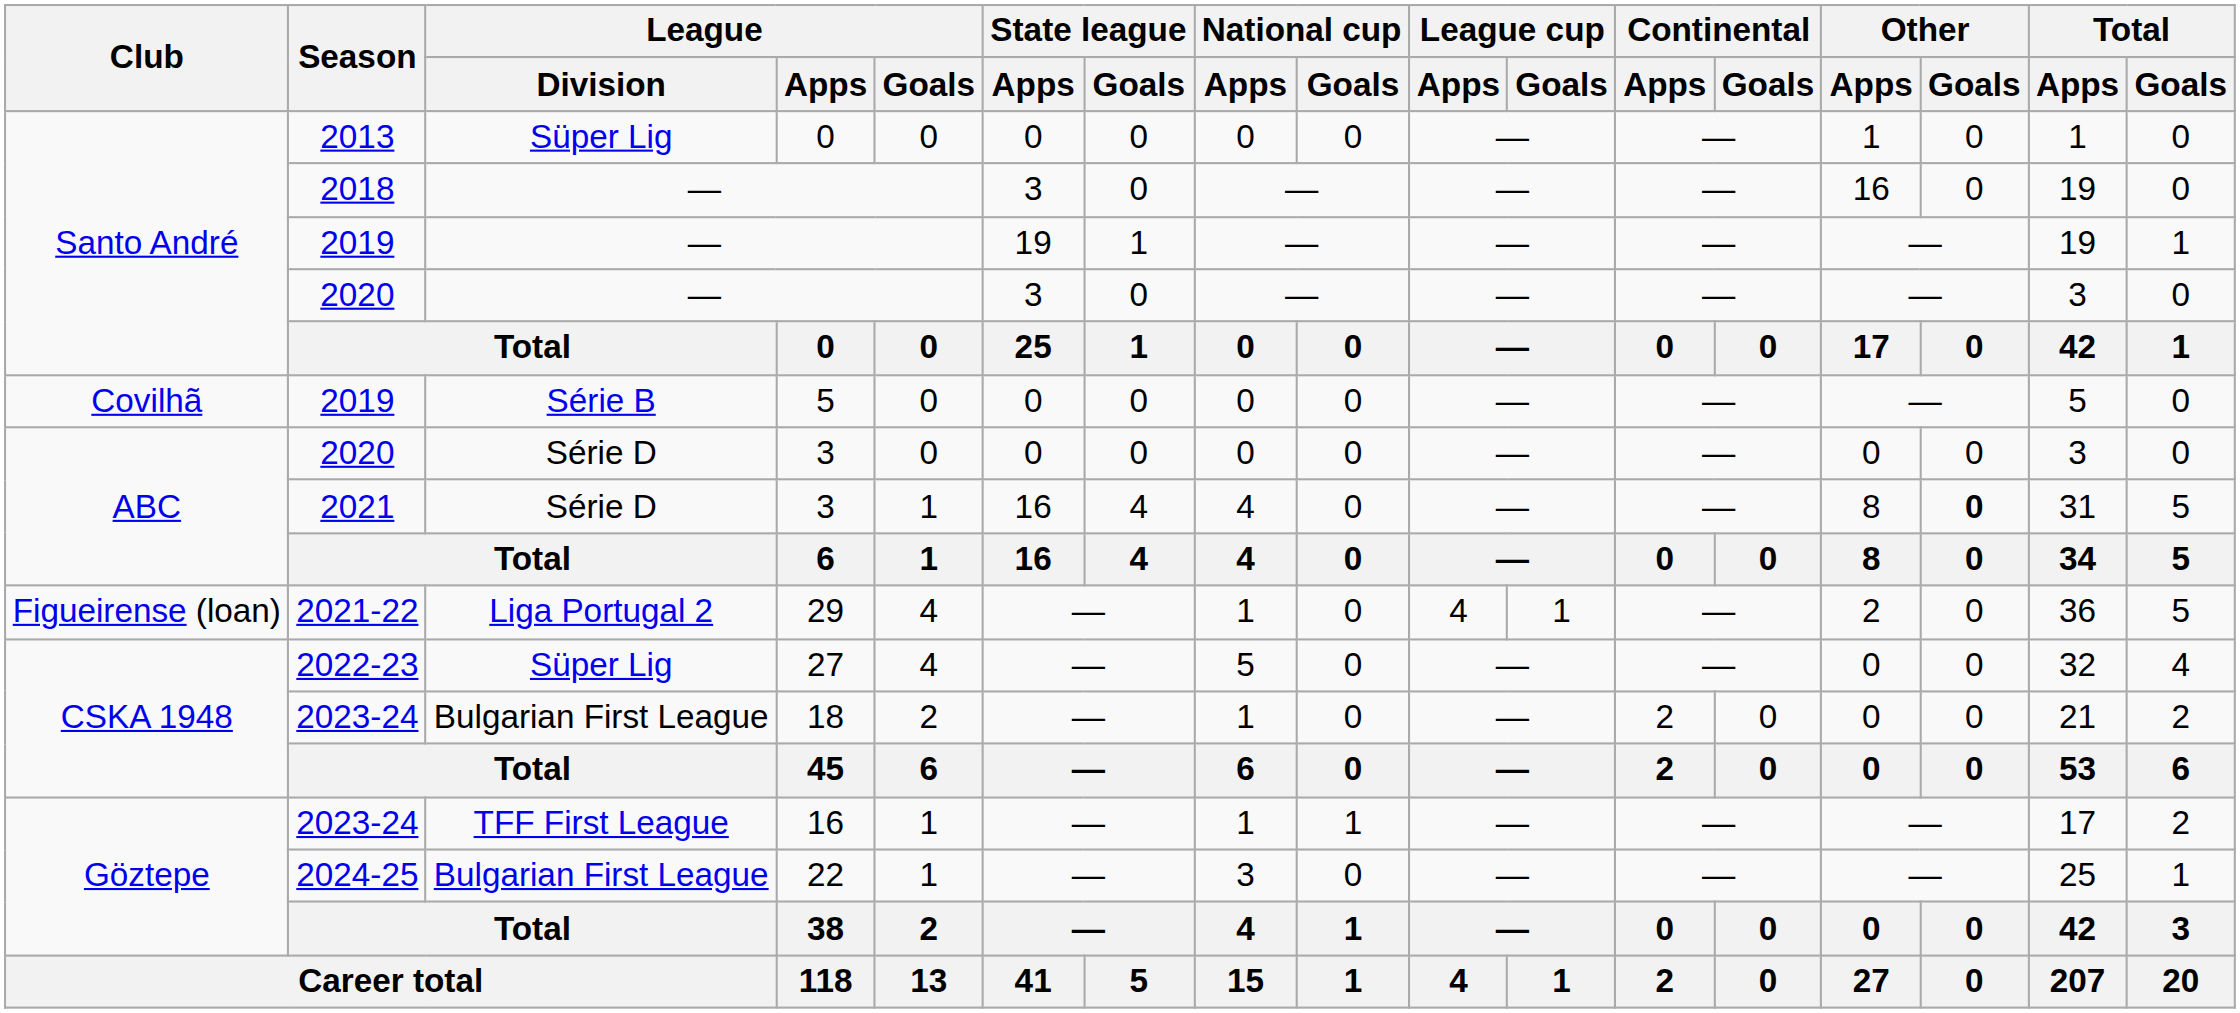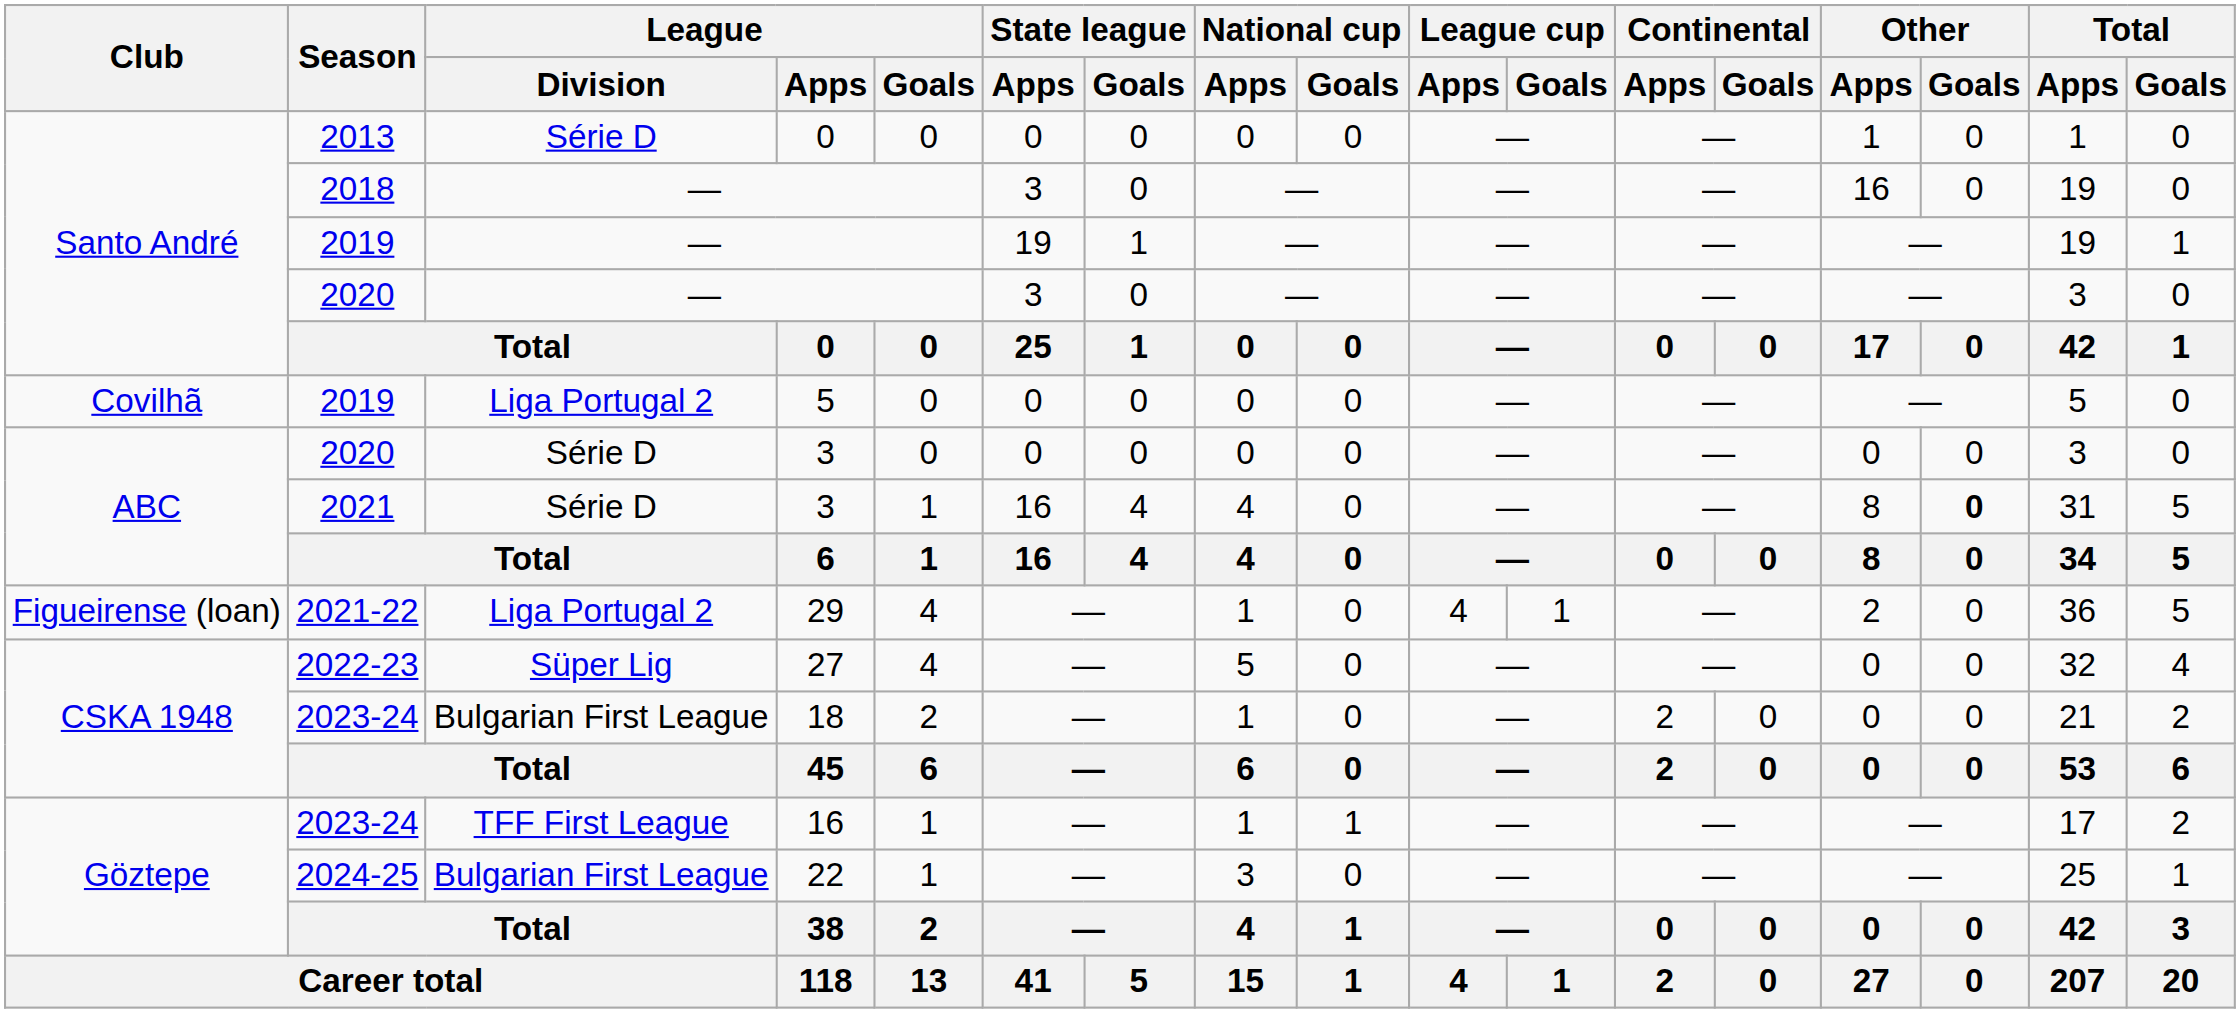(601, 136) Süper Lig -> (601, 136) Série D
(601, 400) Série B -> (601, 400) Liga Portugal 2
